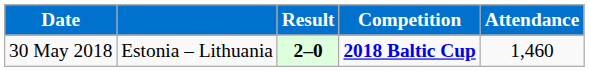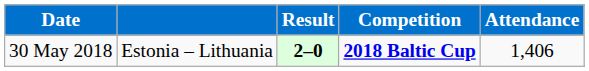(532, 50) 1,460 -> (532, 50) 1,406
